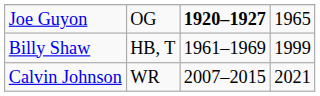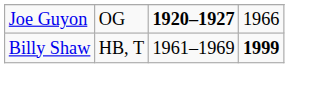(293, 18) 1965 -> (261, 18) 1966
(293, 47) normal -> (261, 47) bold
- row: (65, 76)
